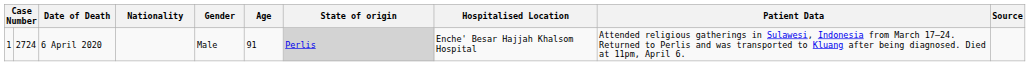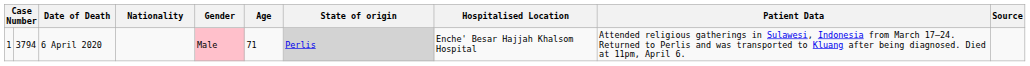(26, 44) 2724 -> (26, 44) 3794
(207, 44) no background -> (207, 44) pink background
(252, 44) 91 -> (252, 44) 71
